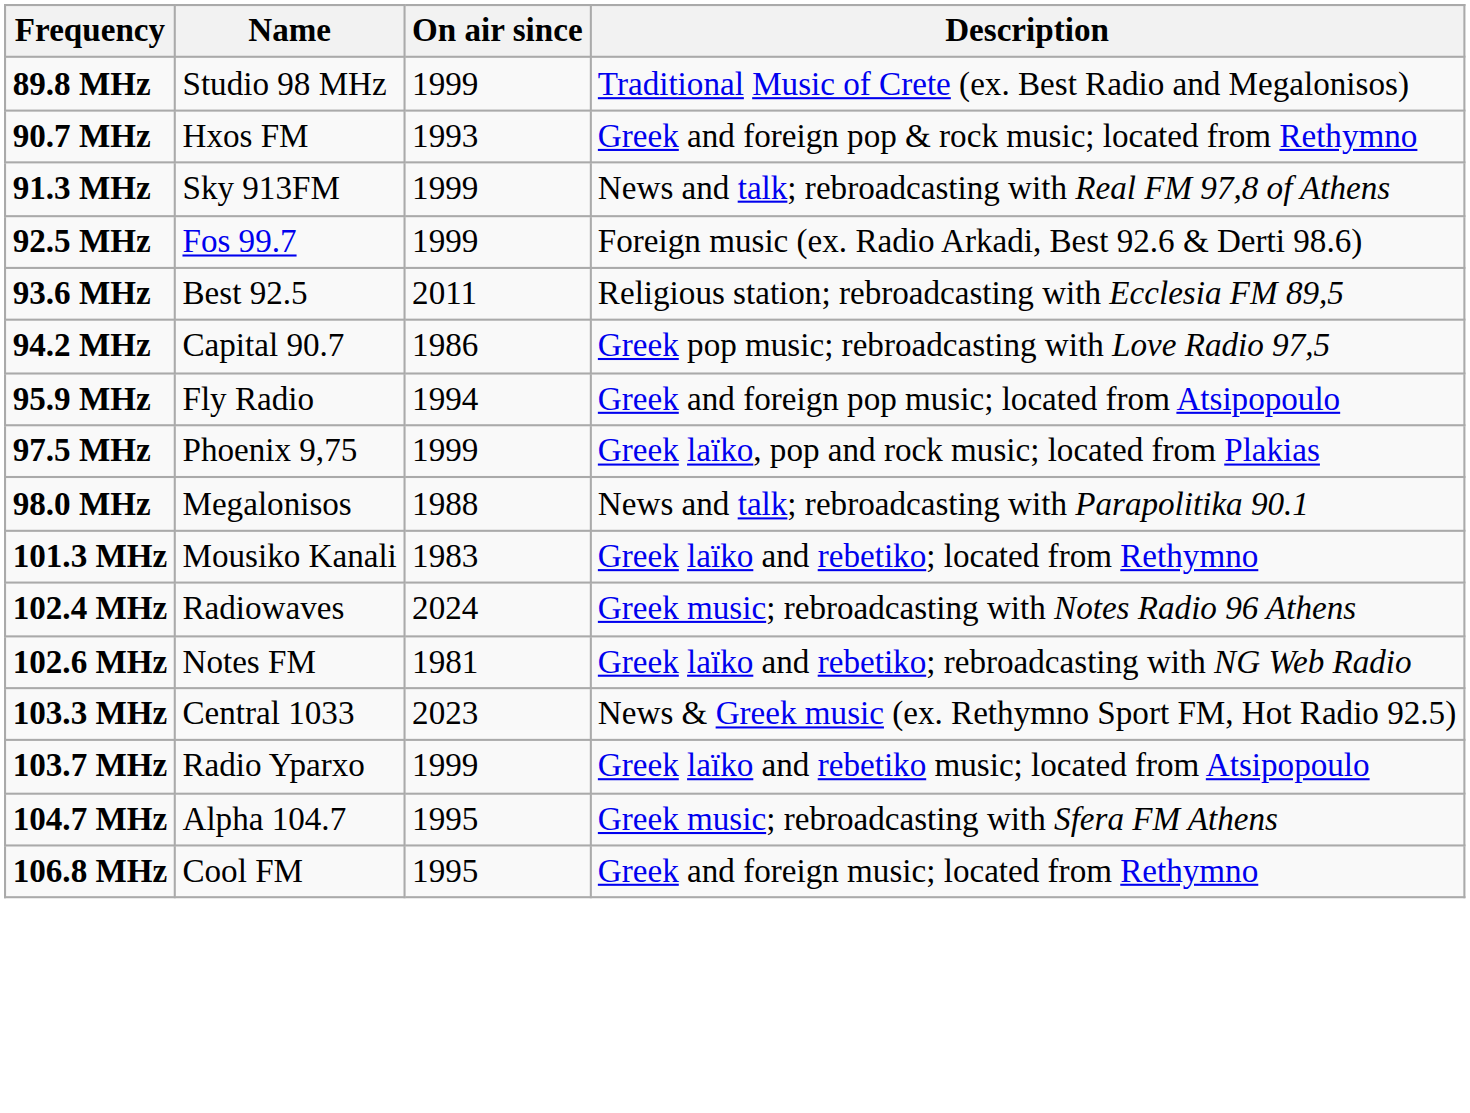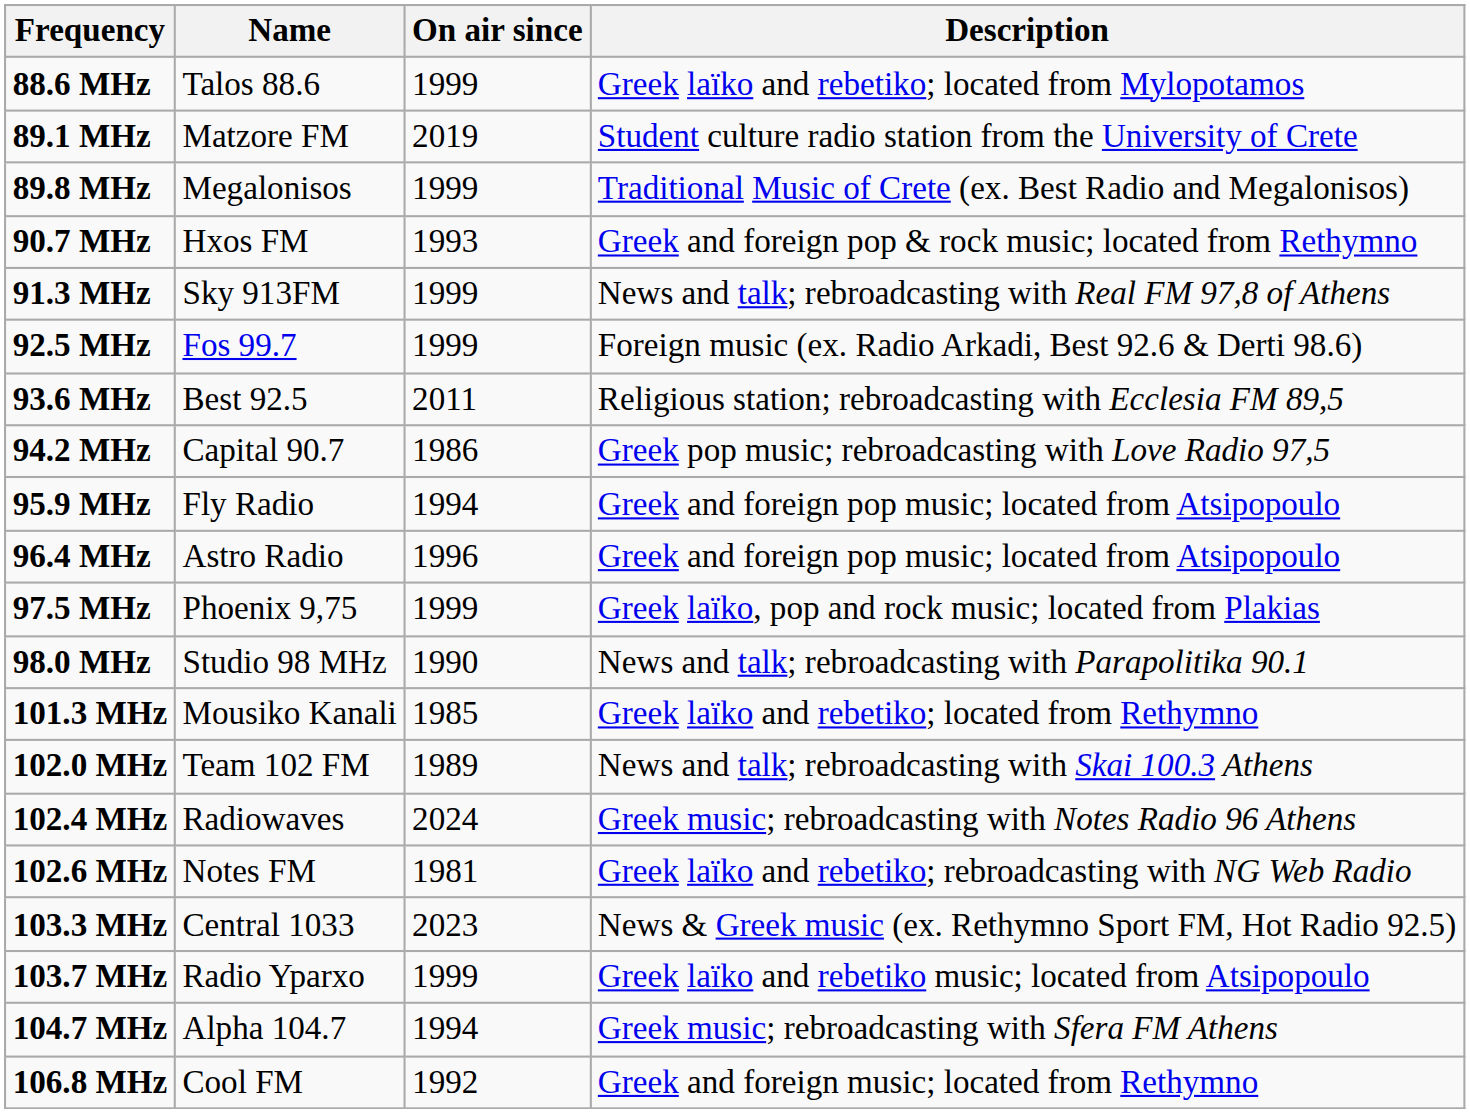+ row: (82, 83)
+ row: (82, 135)
(285, 83) Studio 98 MHz -> (267, 188) Megalonisos
+ row: (82, 556)
(267, 503) Megalonisos -> (285, 661) Studio 98 MHz
(445, 503) 1988 -> (445, 661) 1990
(445, 556) 1983 -> (445, 713) 1985
+ row: (90, 766)
(445, 818) 1995 -> (445, 1028) 1994
(445, 871) 1995 -> (445, 1081) 1992
